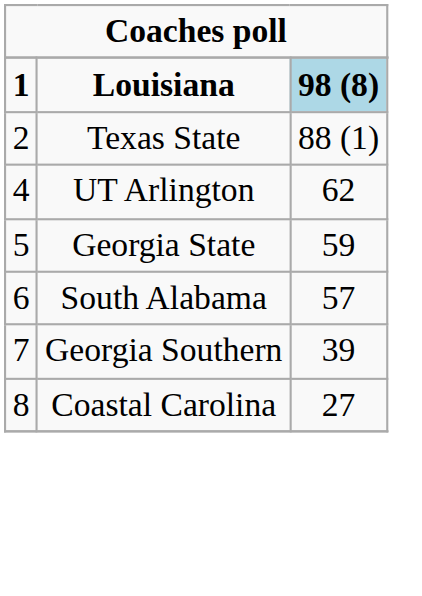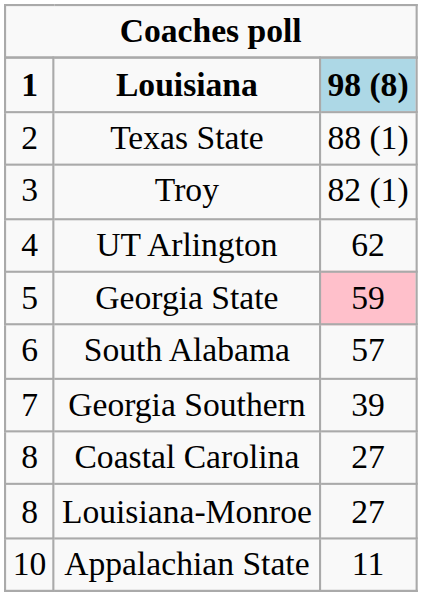+ row: (187, 191)
(338, 244) no background -> (368, 297) pink background
+ row: (187, 510)
+ row: (187, 564)
